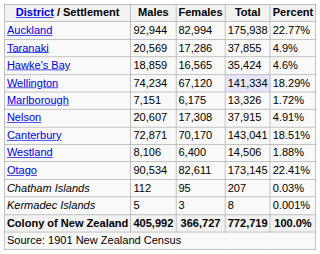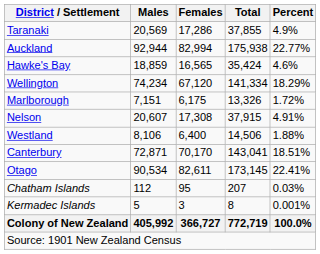rows swapped: (30, 30) <-> (28, 48)
(248, 83) lavender background -> (248, 83) no background
rows swapped: (30, 153) <-> (34, 135)
